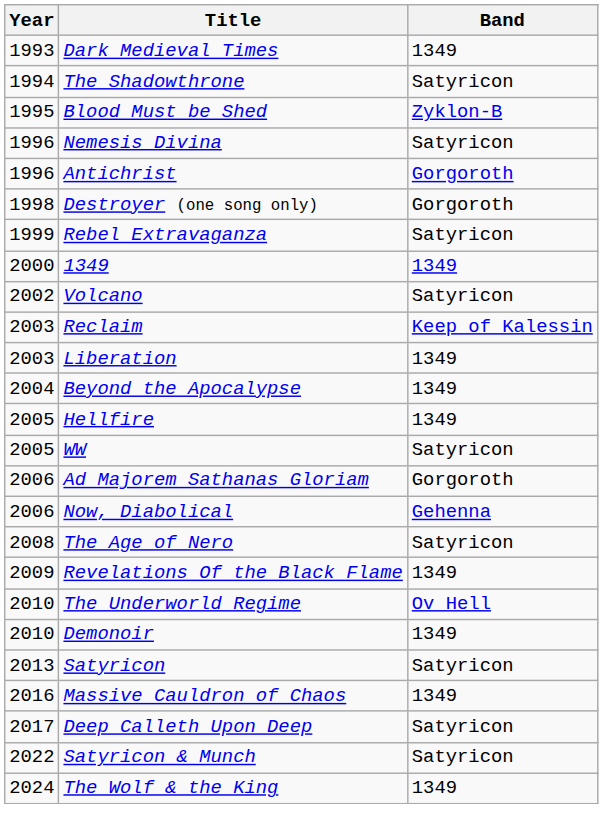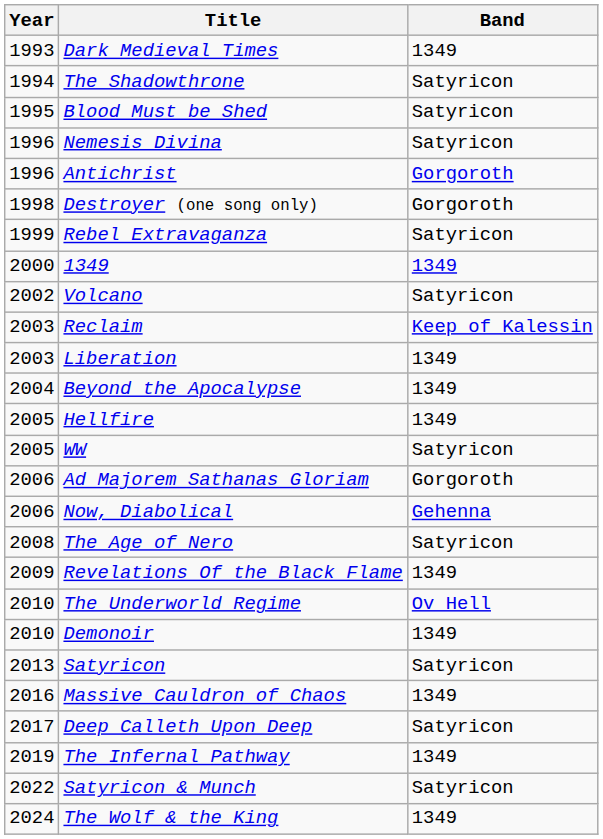(457, 112) Zyklon-B -> (463, 112) Satyricon
+ row: (177, 757)
